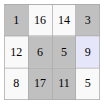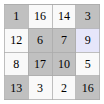(64, 52) 5 -> (64, 40) 7
(64, 83) 11 -> (64, 64) 10
+ row: (16, 87)
